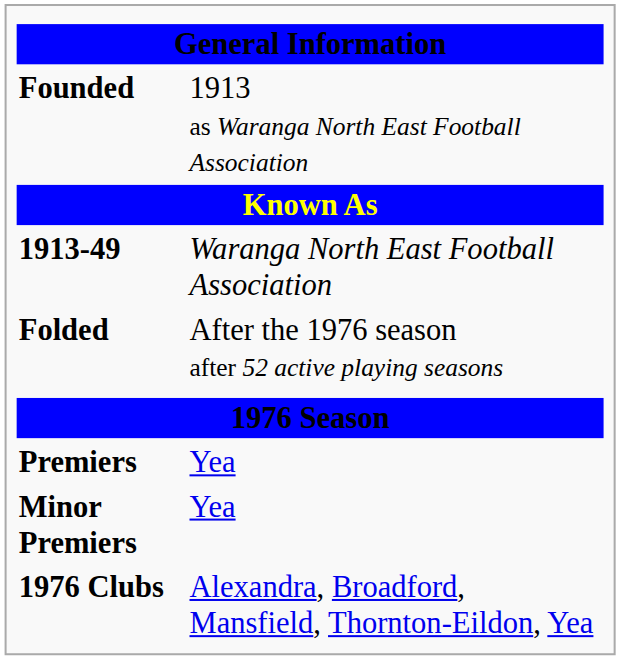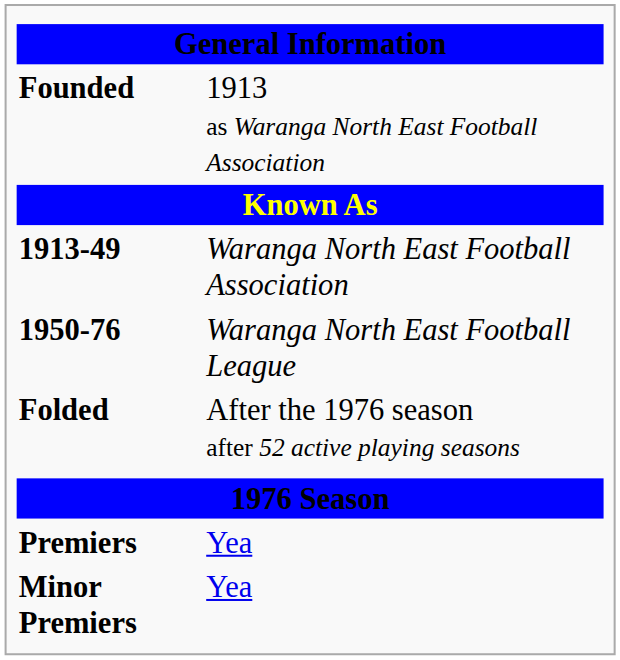+ row: (70, 329)
- row: (91, 586)
